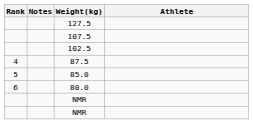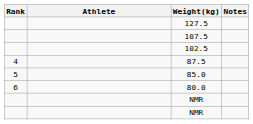columns swapped: (177, 11) <-> (40, 11)
